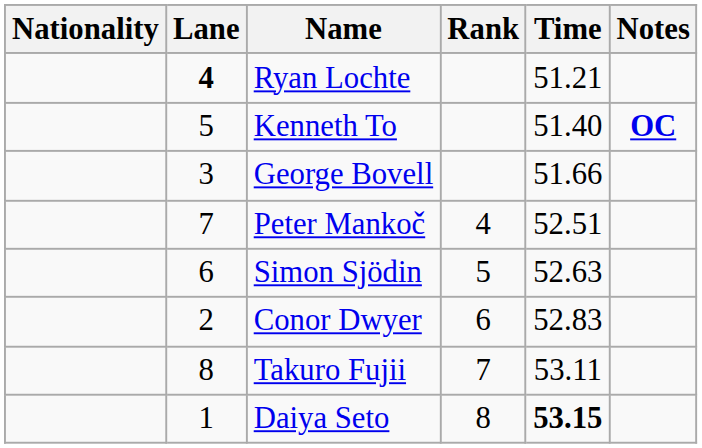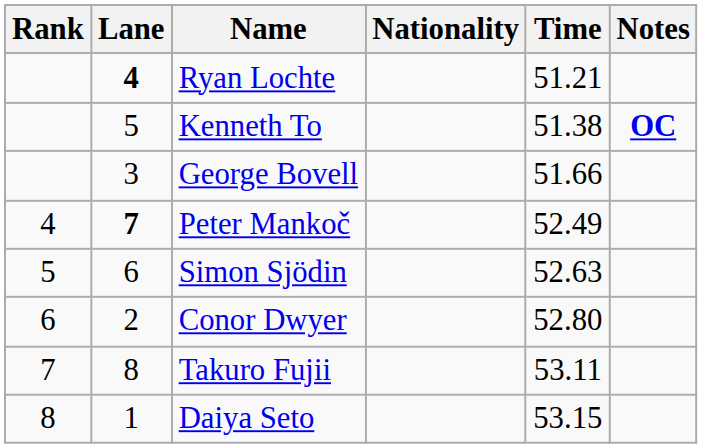columns swapped: (483, 28) <-> (85, 28)
(568, 126) 51.40 -> (568, 126) 51.38
(206, 223) normal -> (131, 223) bold
(568, 223) 52.51 -> (568, 223) 52.49
(568, 321) 52.83 -> (568, 321) 52.80
(568, 418) bold -> (568, 418) normal
